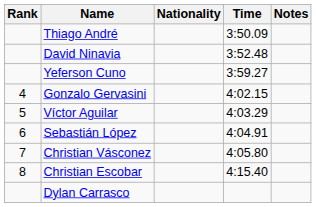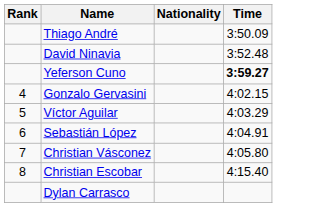- column: (291, 14)
(247, 73) normal -> (248, 73) bold
